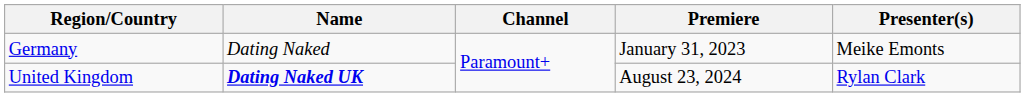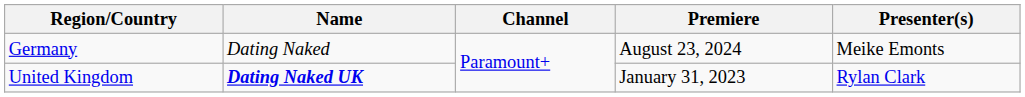(682, 48) January 31, 2023 -> (680, 48) August 23, 2024
(680, 77) August 23, 2024 -> (682, 77) January 31, 2023
